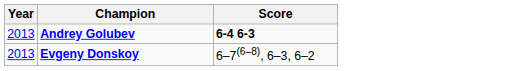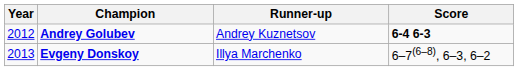+ column: (301, 14)
(21, 34) 2013 -> (21, 34) 2012
